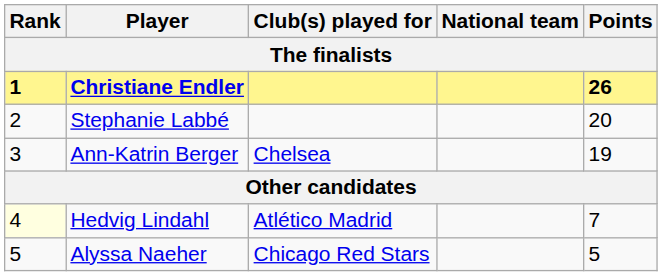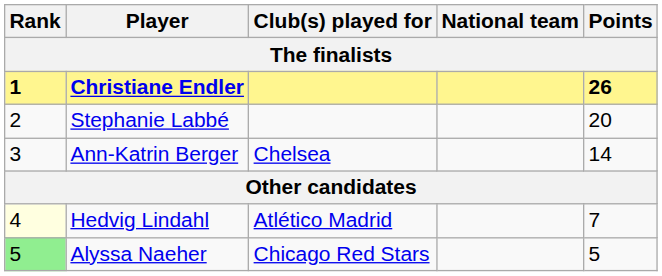(600, 154) 19 -> (600, 154) 14
(15, 253) no background -> (15, 253) lightgreen background
